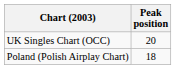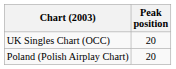(151, 56) 18 -> (151, 56) 20
